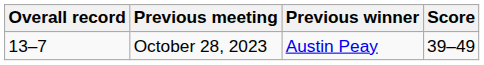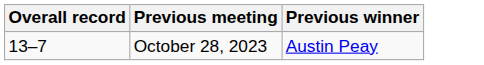- column: (451, 18)
